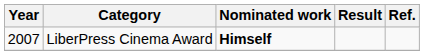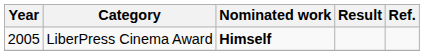(24, 38) 2007 -> (24, 38) 2005
